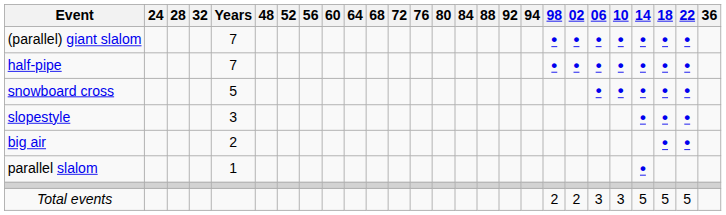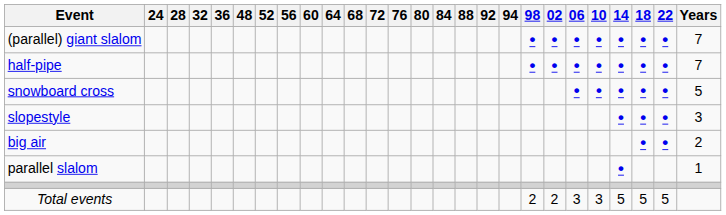columns swapped: (709, 15) <-> (233, 15)
